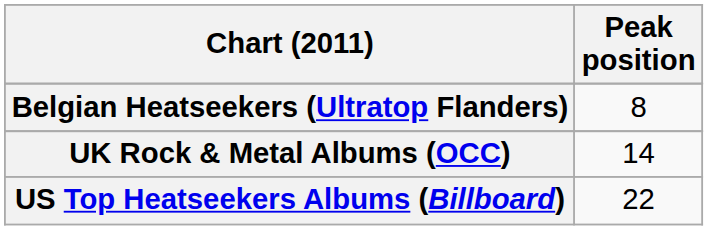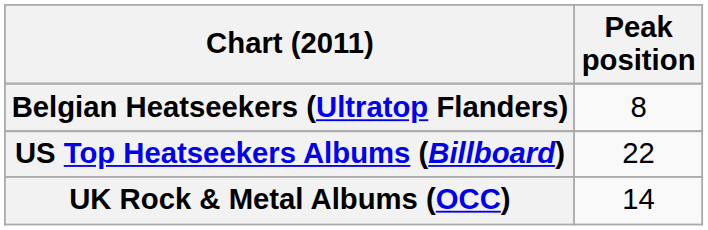rows swapped: (290, 153) <-> (290, 199)
